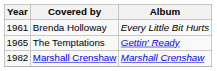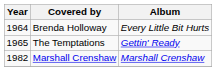(17, 27) 1961 -> (17, 27) 1964
